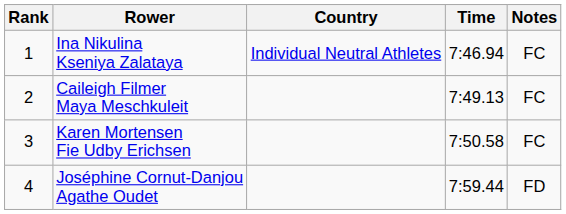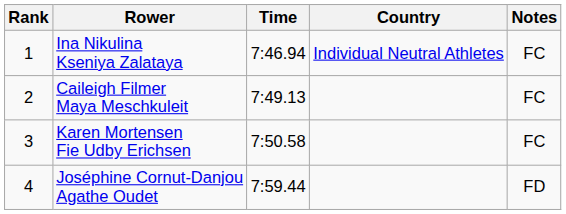columns swapped: (346, 17) <-> (476, 17)
